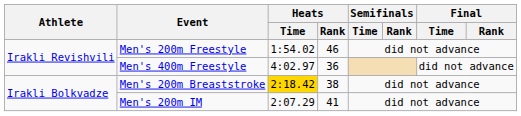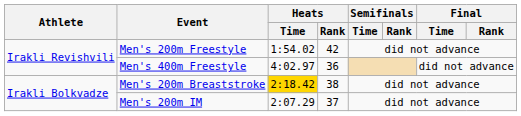(333, 48) 46 -> (333, 48) 42
(333, 101) 41 -> (333, 101) 37
